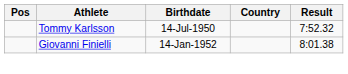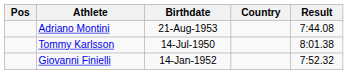+ row: (74, 28)
(317, 28) 7:52.32 -> (317, 45) 8:01.38
(317, 45) 8:01.38 -> (317, 61) 7:52.32
